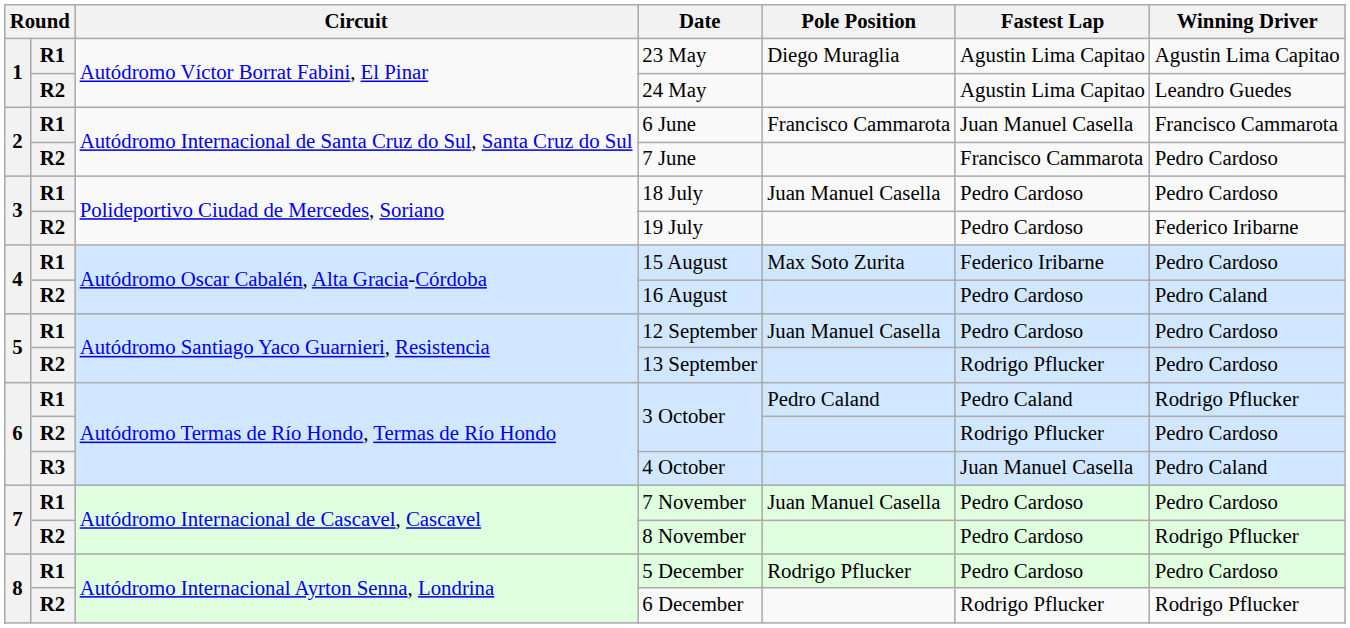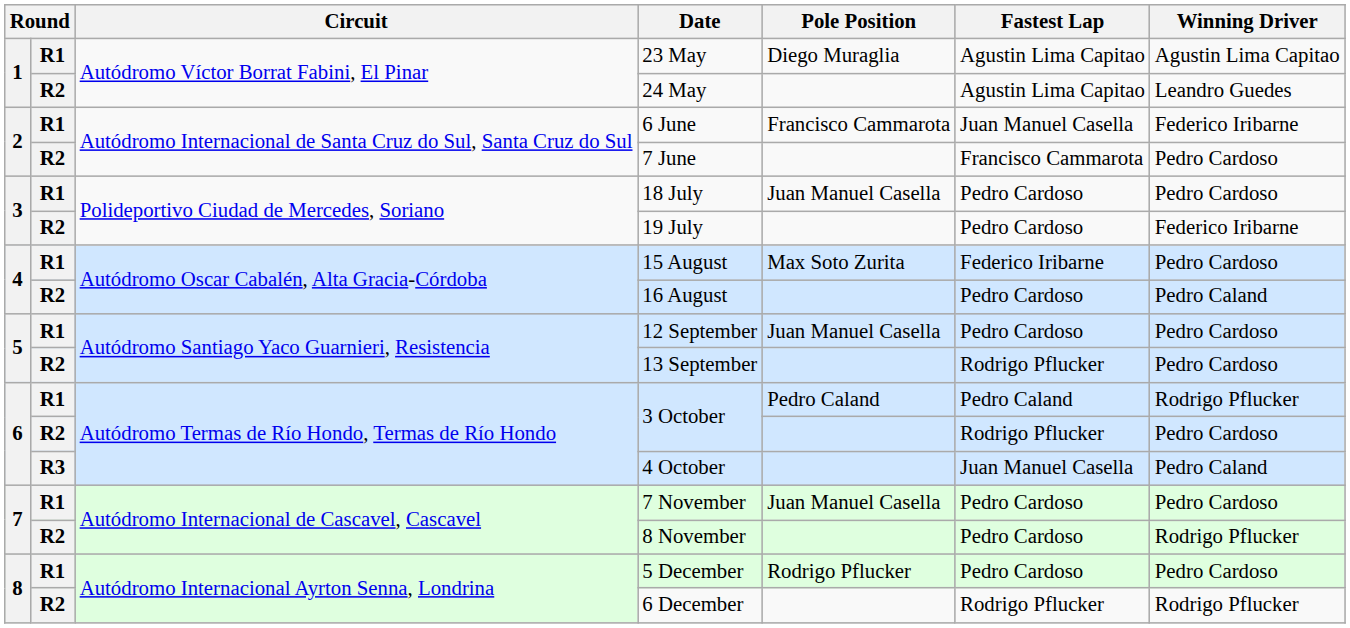(1246, 124) Francisco Cammarota -> (1227, 124) Federico Iribarne
